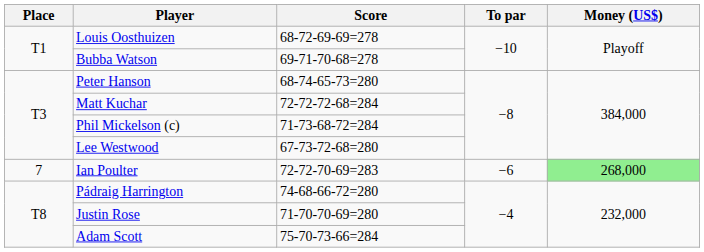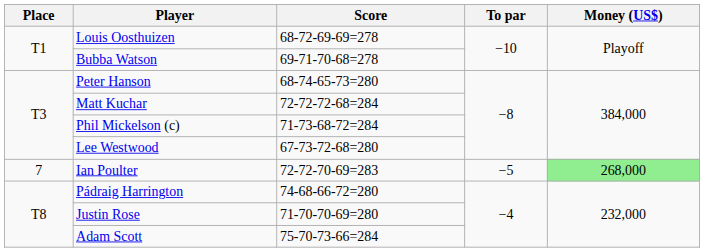(506, 170) −6 -> (506, 170) −5
